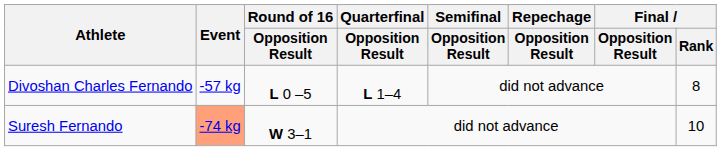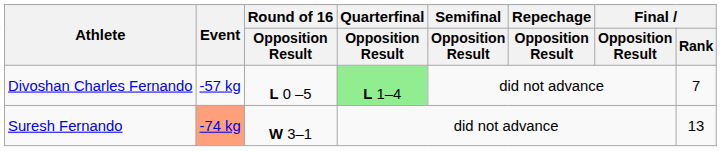(382, 94) no background -> (382, 94) lightgreen background
(696, 86) 8 -> (696, 86) 7
(696, 126) 10 -> (696, 126) 13
